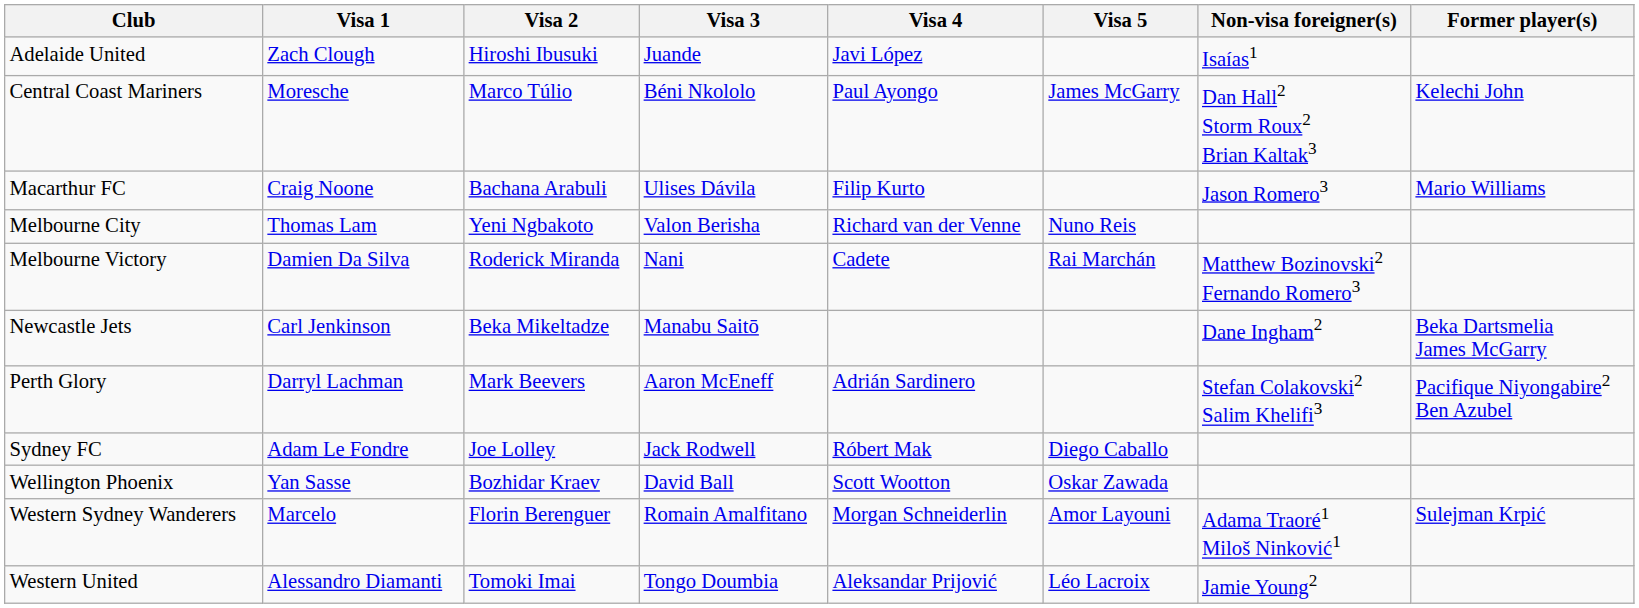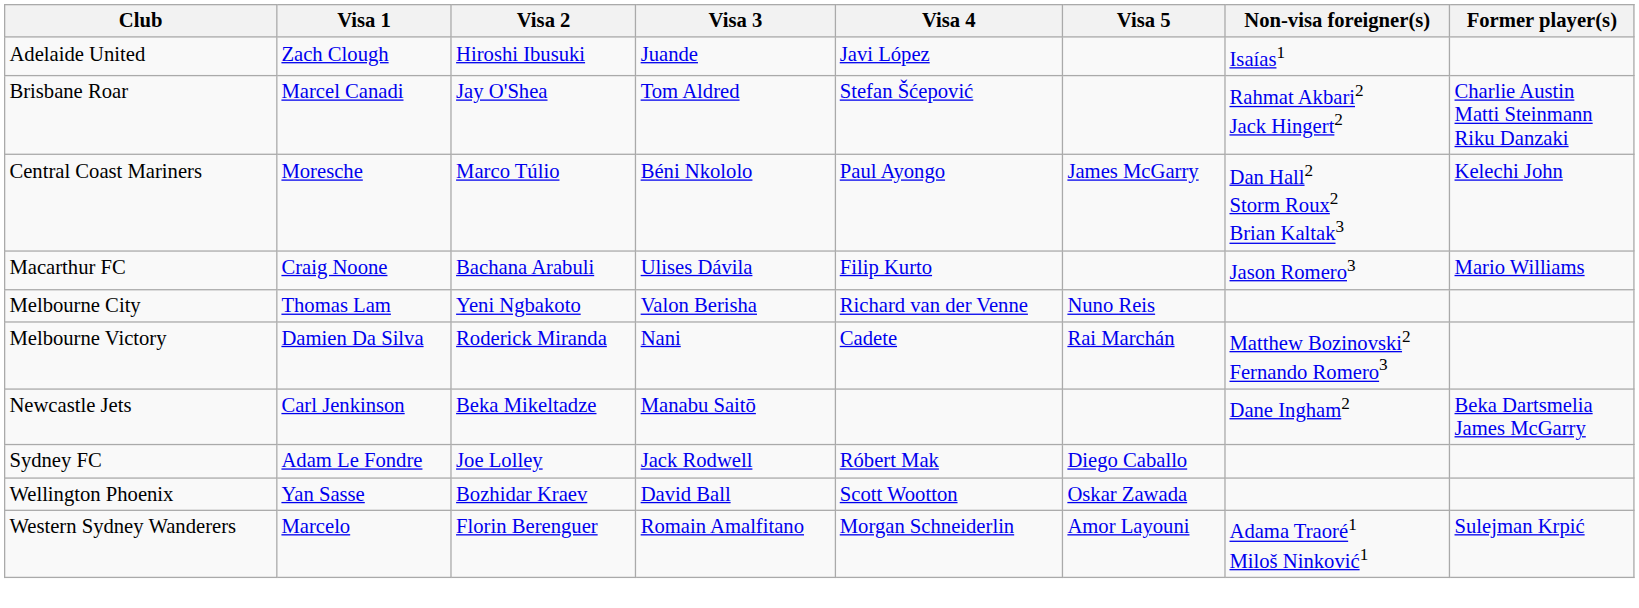+ row: (69, 91)
- row: (58, 381)
- row: (74, 581)
